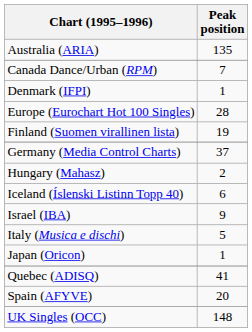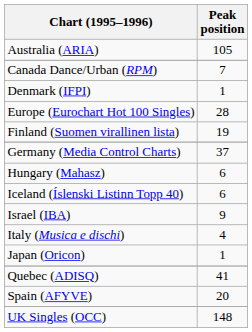(222, 49) 135 -> (222, 49) 105
(222, 173) 2 -> (222, 173) 6
(222, 234) 5 -> (222, 234) 4
